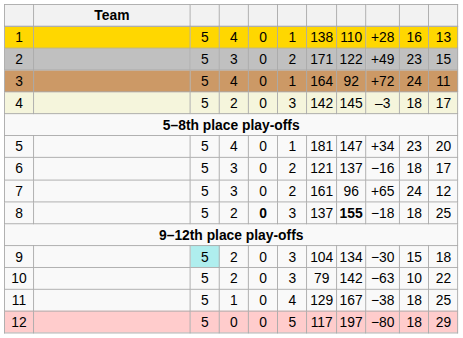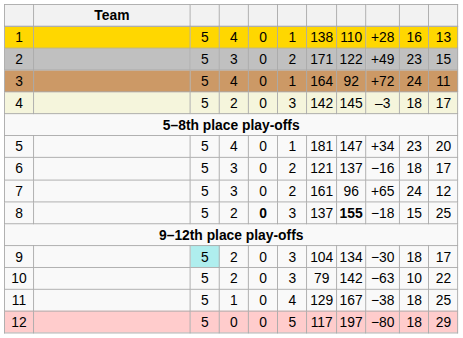(414, 213) 18 -> (414, 213) 15
(414, 256) 15 -> (414, 256) 18
(443, 256) 18 -> (443, 256) 17
